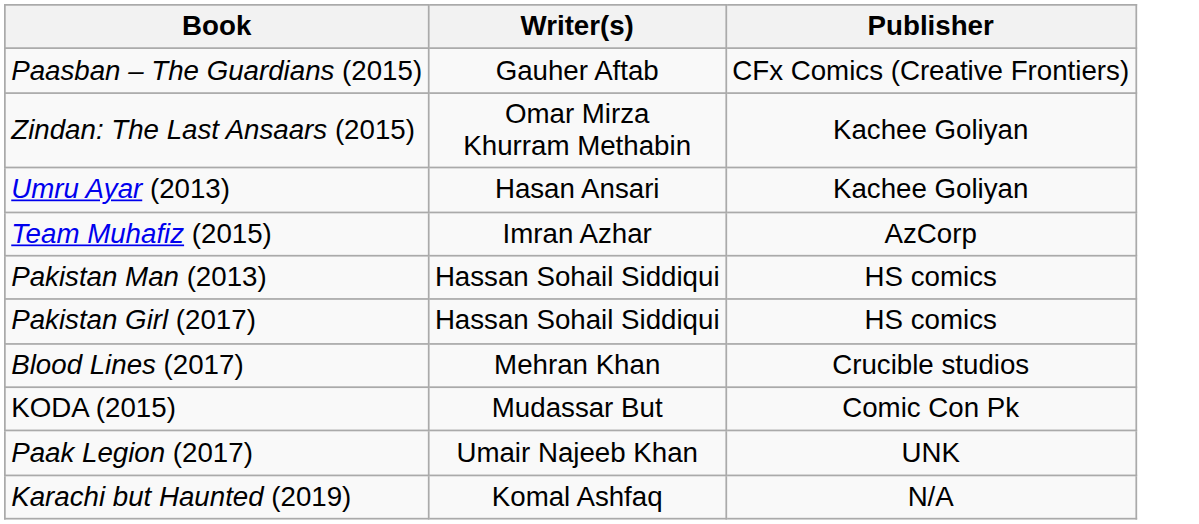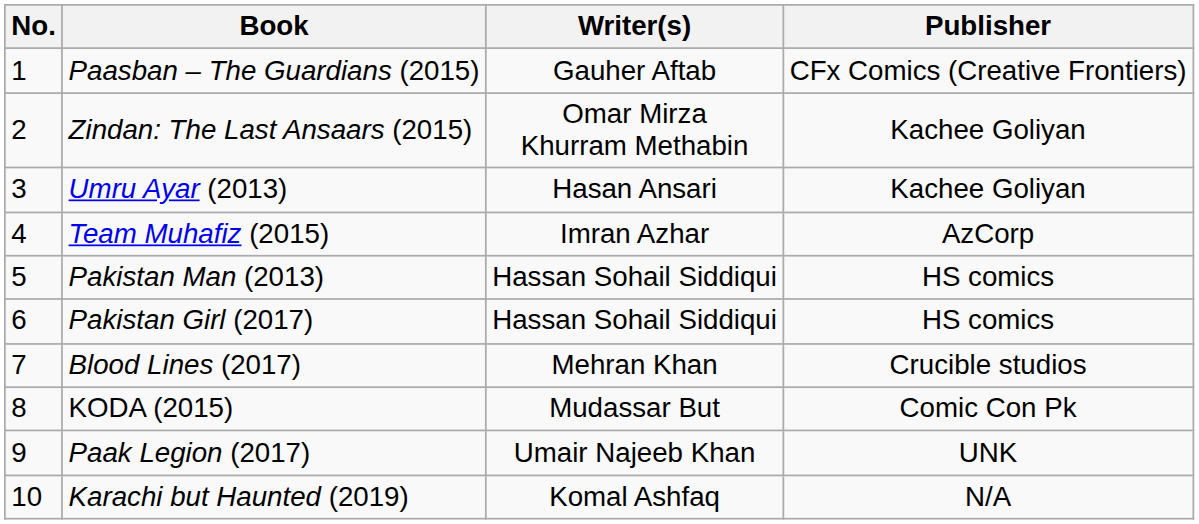+ column: (34, 26)
